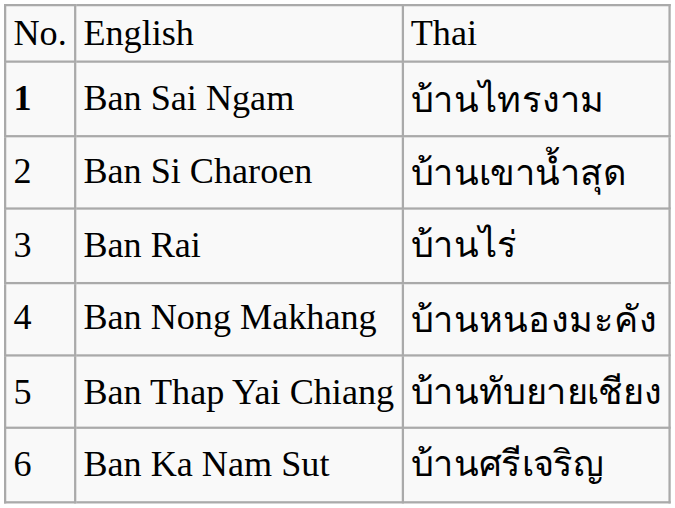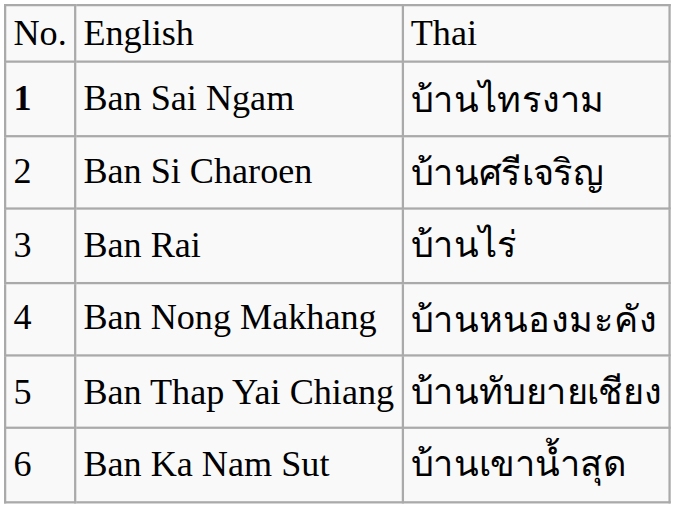(518, 172) บ้านเขาน้ำสุด -> (508, 172) บ้านศรีเจริญ
(508, 465) บ้านศรีเจริญ -> (518, 465) บ้านเขาน้ำสุด
